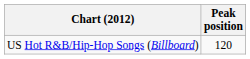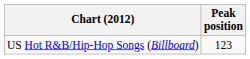(223, 44) 120 -> (223, 44) 123
